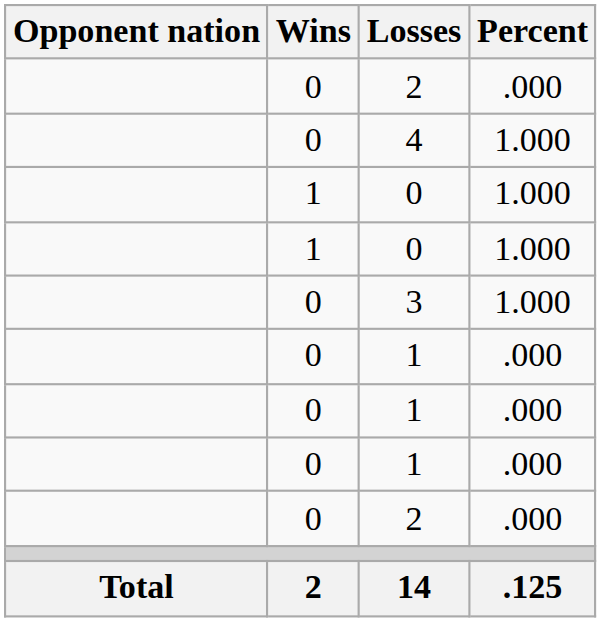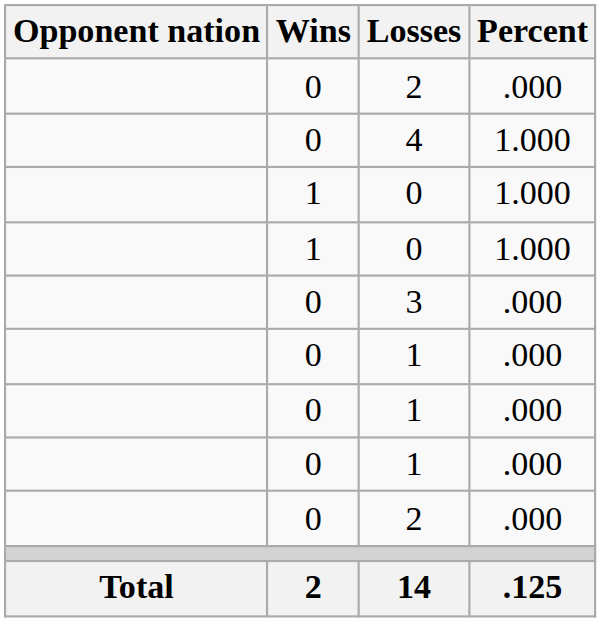(533, 301) 1.000 -> (533, 301) .000
